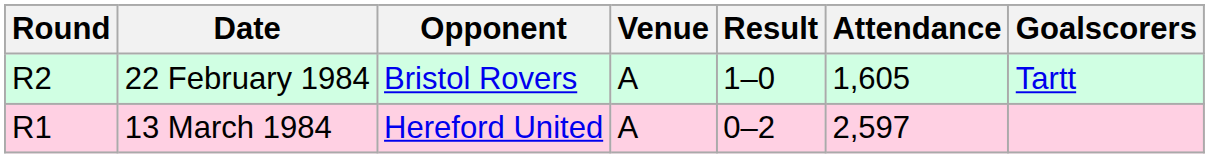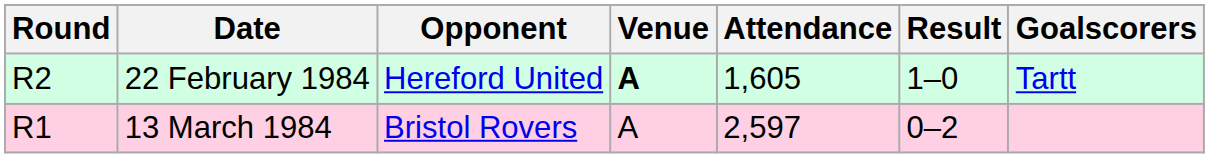columns swapped: (771, 29) <-> (917, 29)
(481, 78) Bristol Rovers -> (494, 78) Hereford United
(628, 78) normal -> (629, 78) bold
(494, 127) Hereford United -> (481, 127) Bristol Rovers
